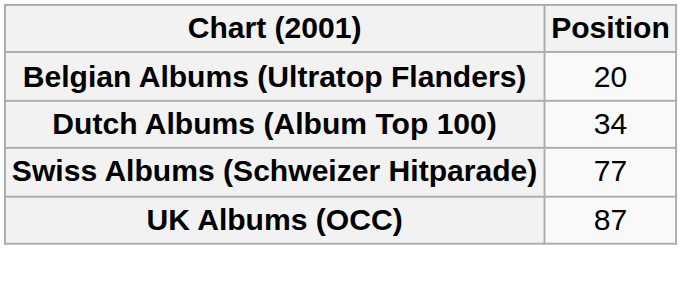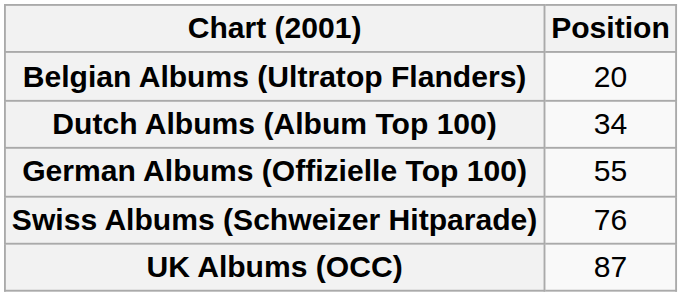+ row: (275, 171)
(610, 171) 77 -> (610, 219) 76
